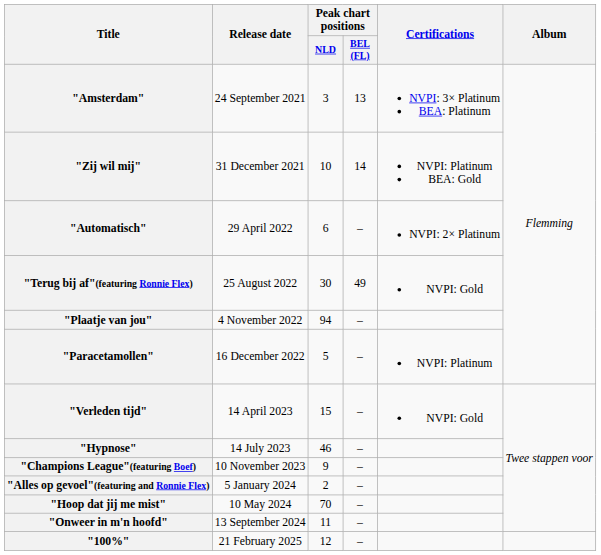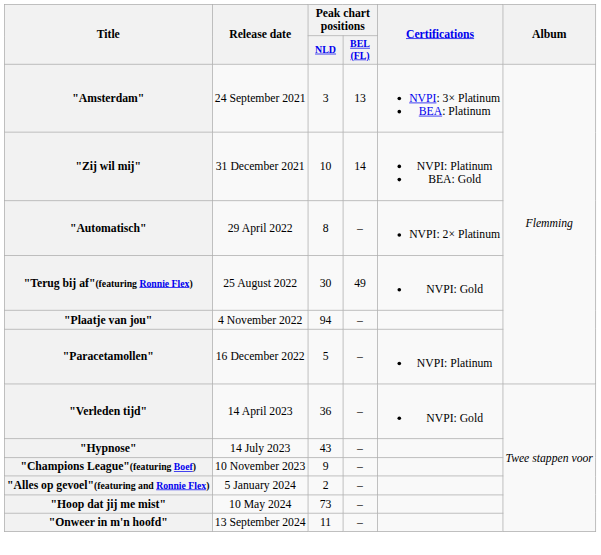(326, 228) 6 -> (326, 228) 8
(326, 411) 15 -> (326, 411) 36
(326, 448) 46 -> (326, 448) 43
(326, 504) 70 -> (326, 504) 73
- row: (108, 541)
